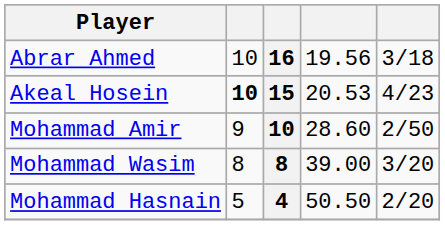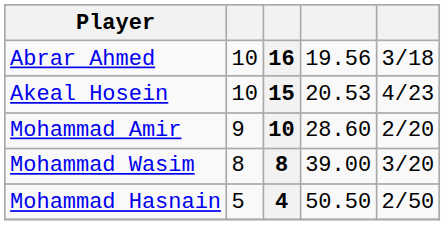(245, 94) bold -> (245, 94) normal
(408, 130) 2/50 -> (408, 130) 2/20
(408, 202) 2/20 -> (408, 202) 2/50
